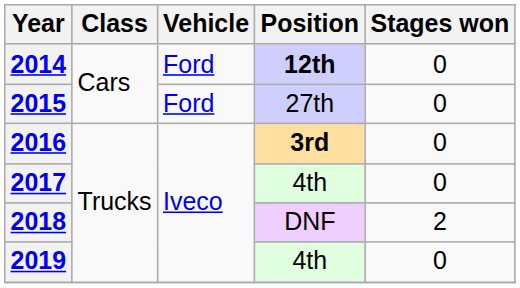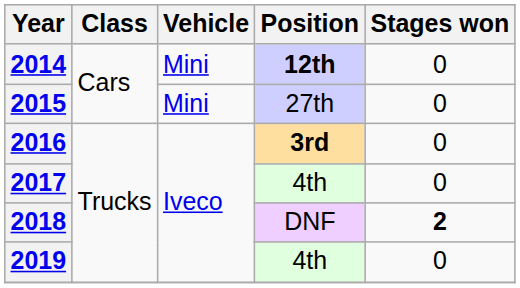(189, 63) Ford -> (186, 63) Mini
(189, 103) Ford -> (186, 103) Mini
(440, 222) normal -> (440, 222) bold
